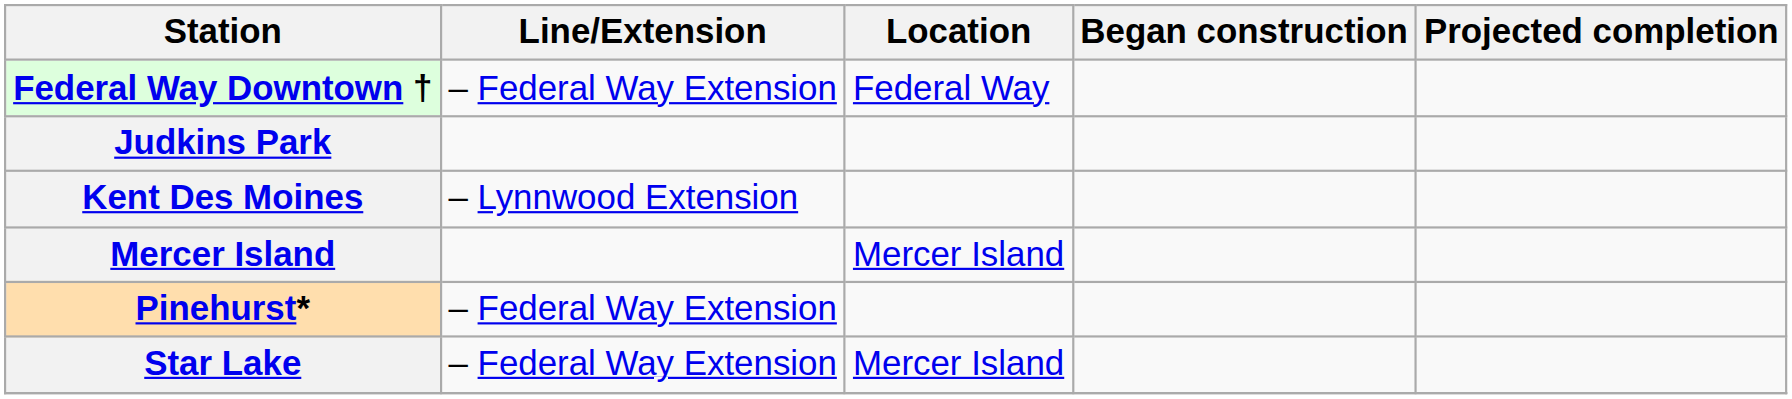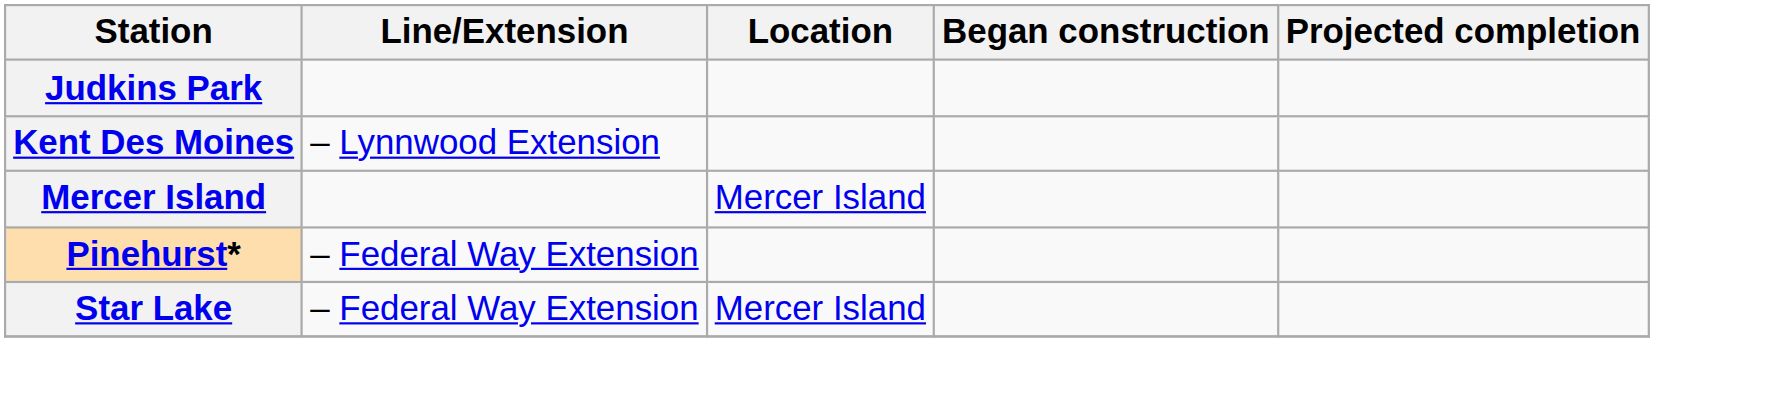- row: (223, 87)
